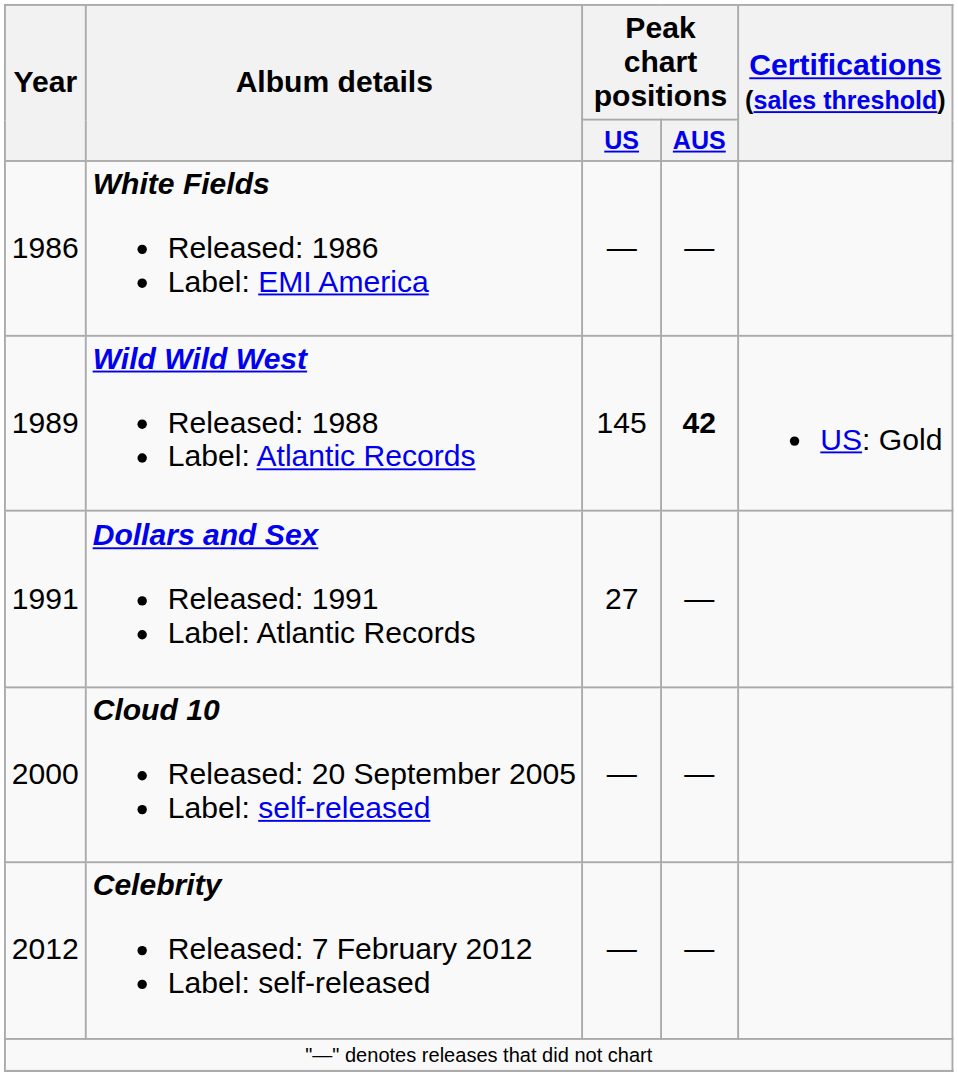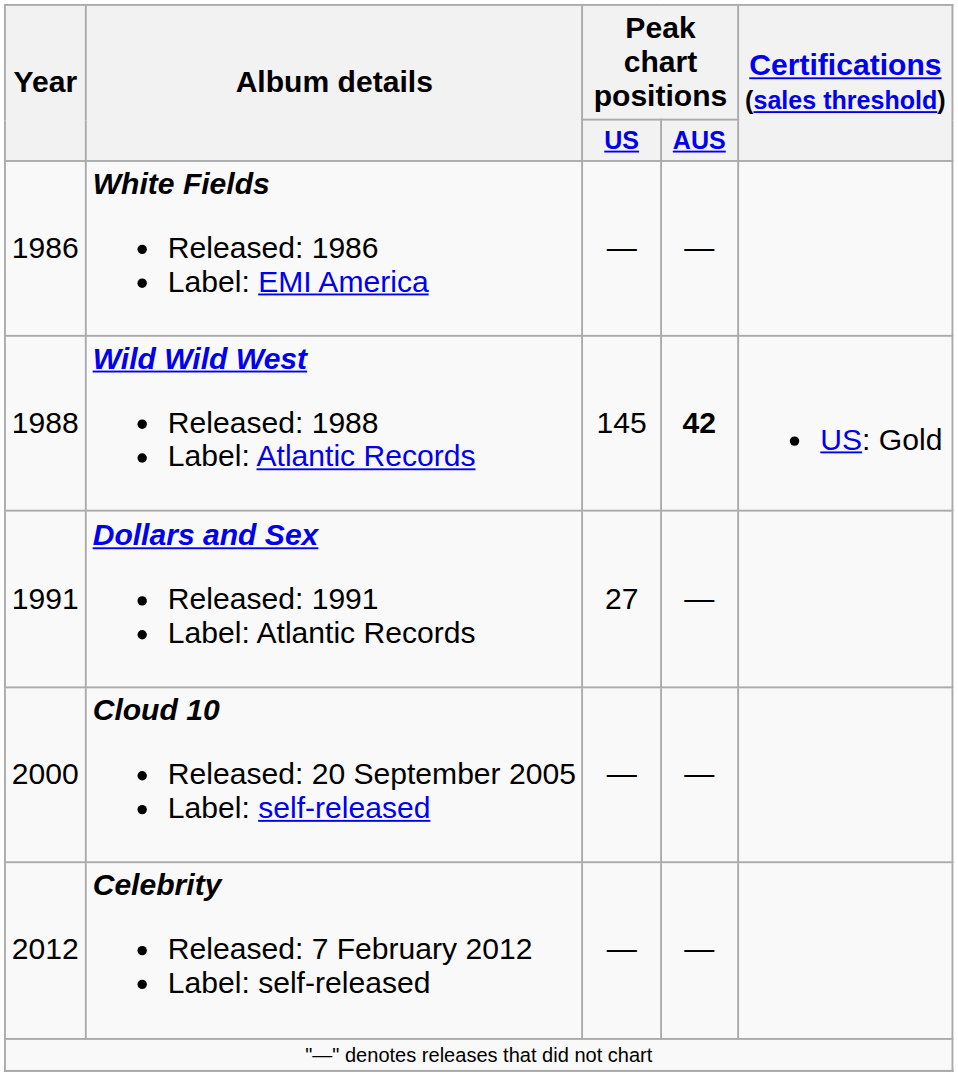(45, 423) 1989 -> (45, 423) 1988
